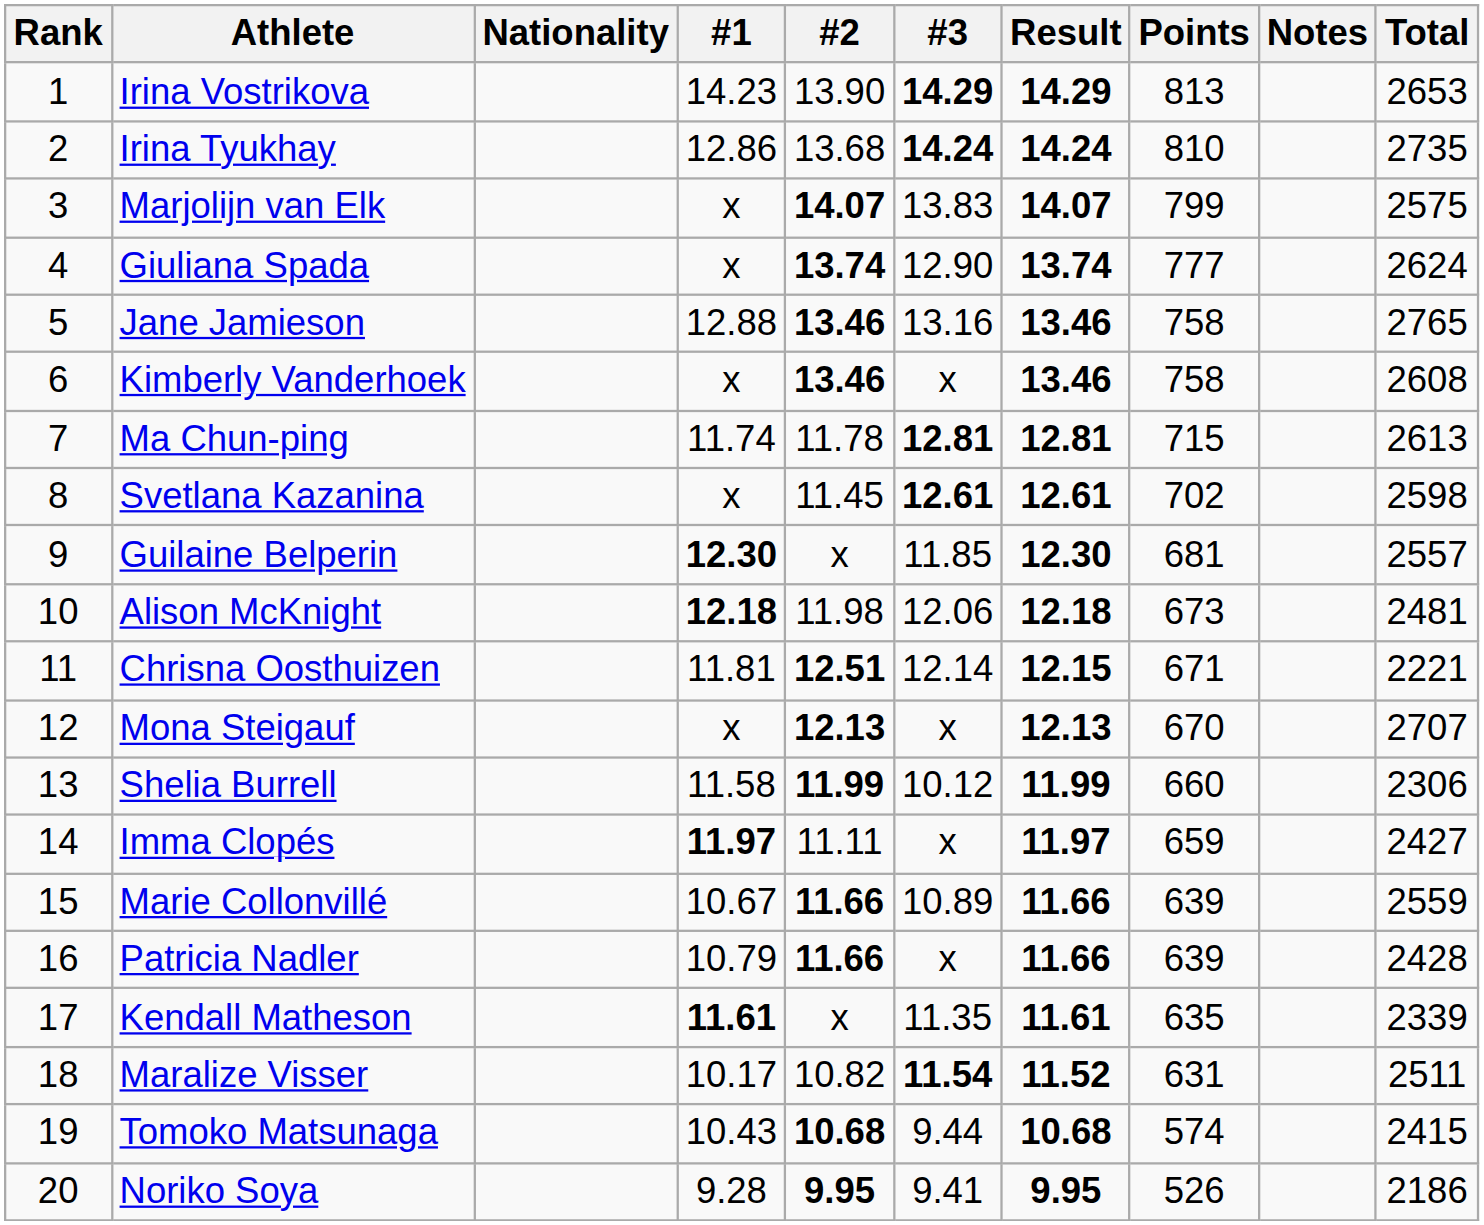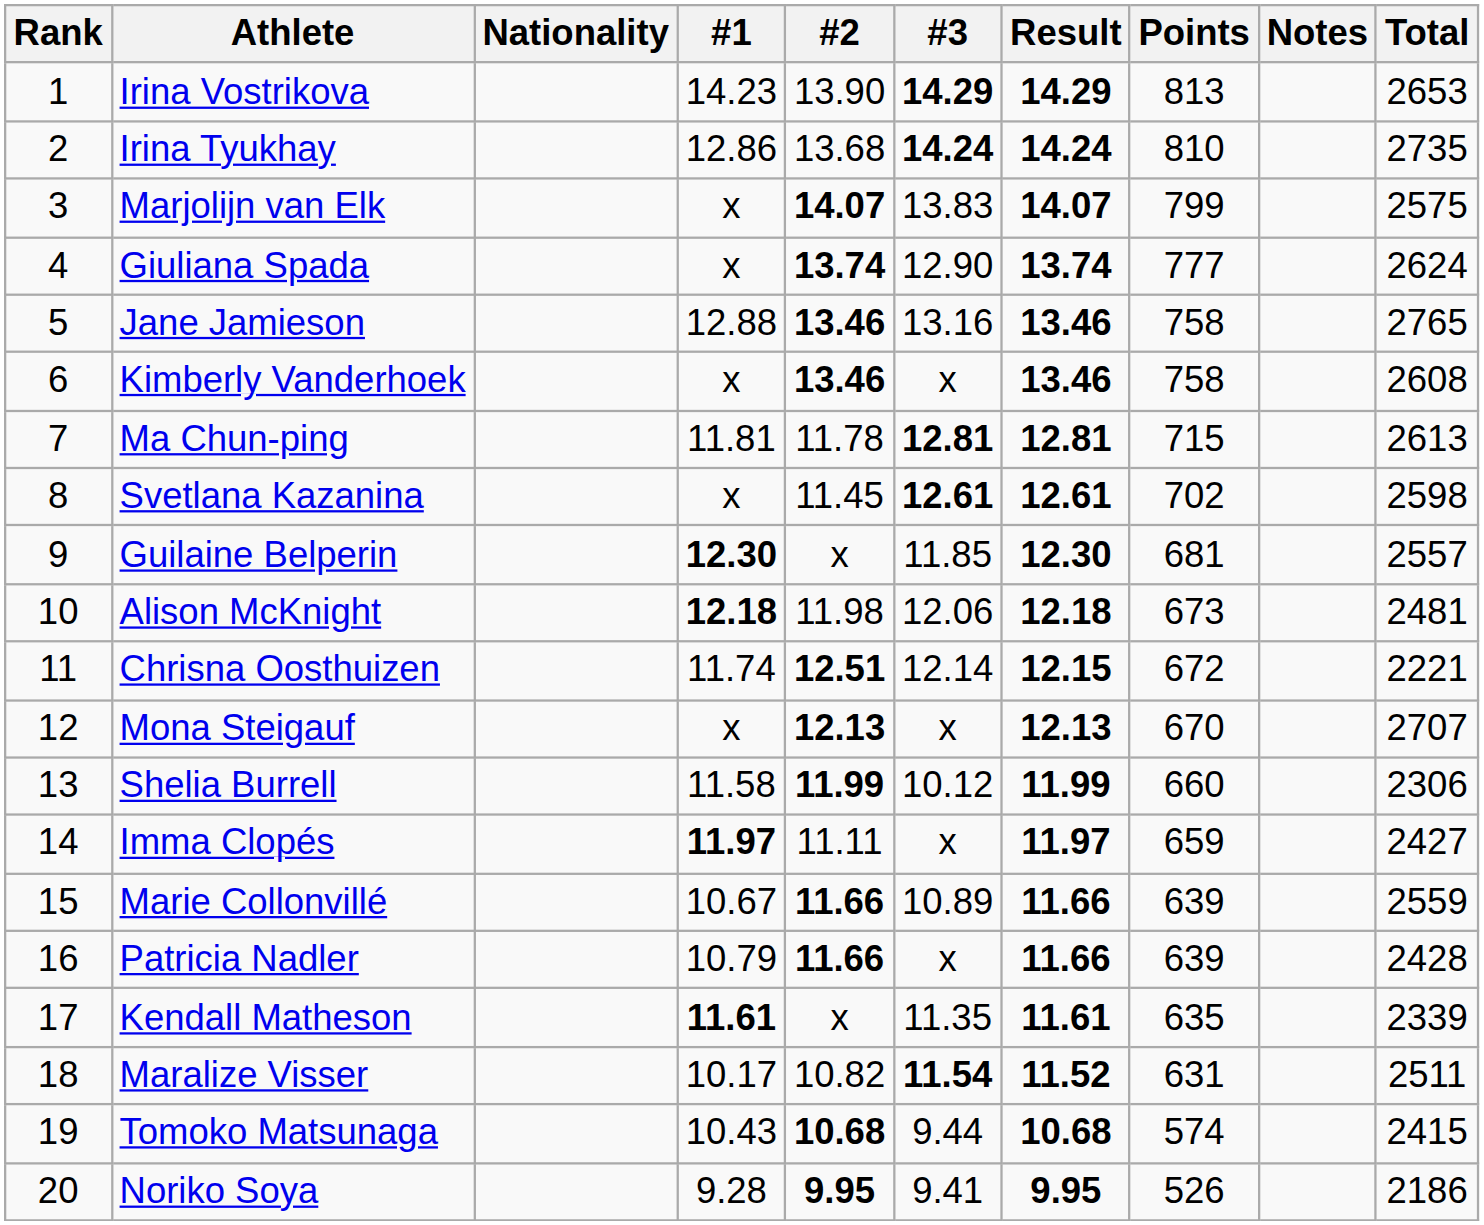(731, 438) 11.74 -> (731, 438) 11.81
(731, 669) 11.81 -> (731, 669) 11.74
(1194, 669) 671 -> (1194, 669) 672
